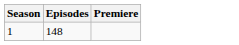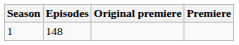+ column: (138, 13)
